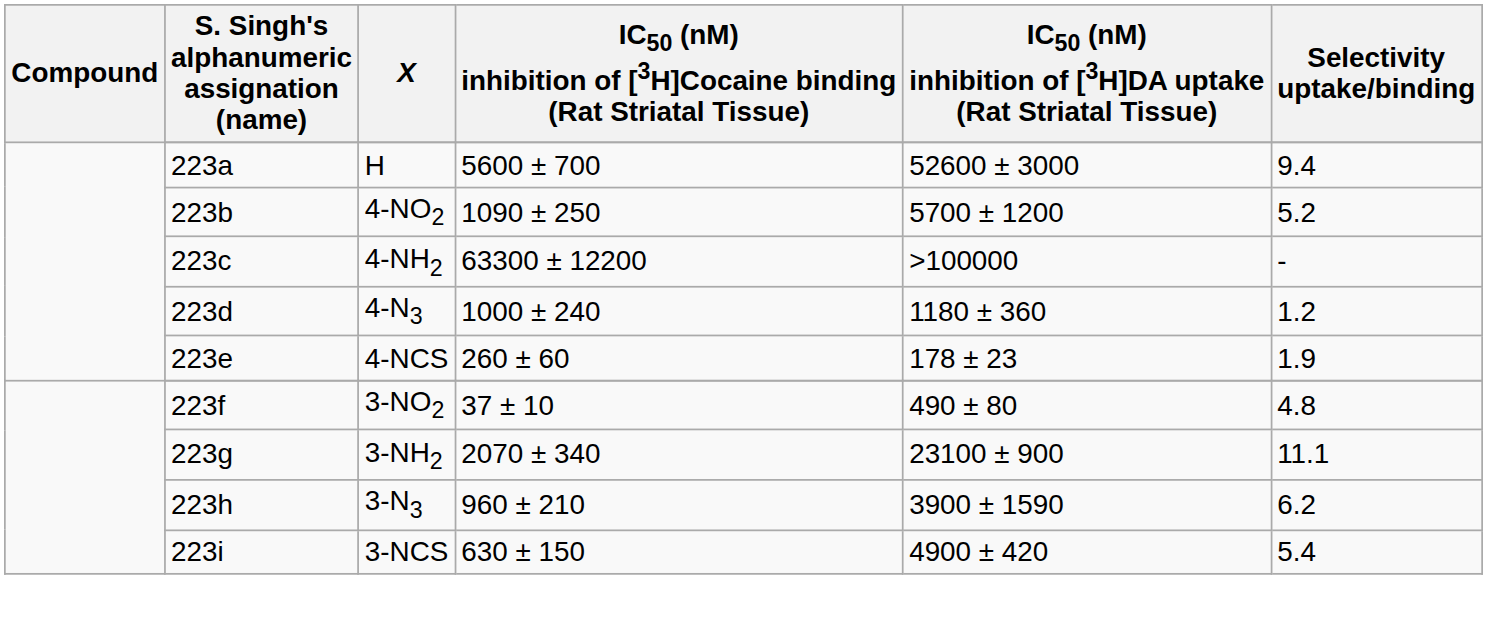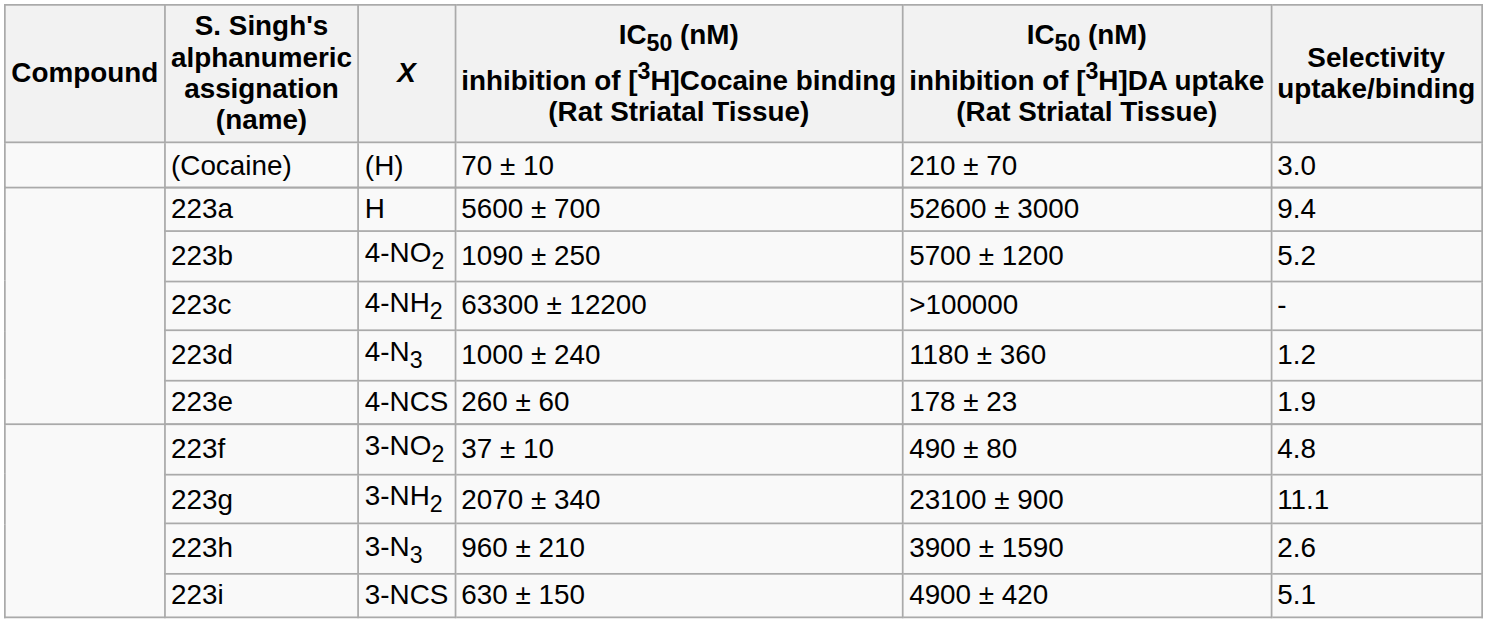+ row: (231, 164)
(1297, 504) 6.2 -> (1297, 548) 2.6
(1297, 551) 5.4 -> (1297, 595) 5.1
